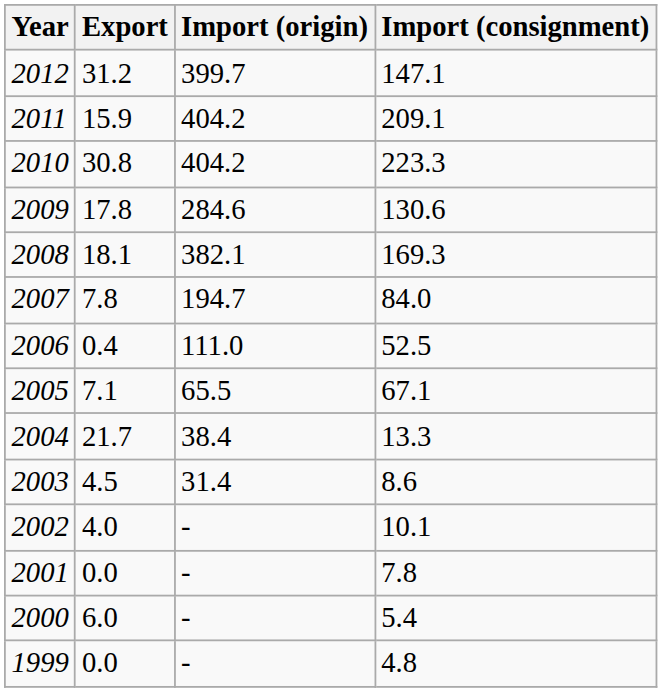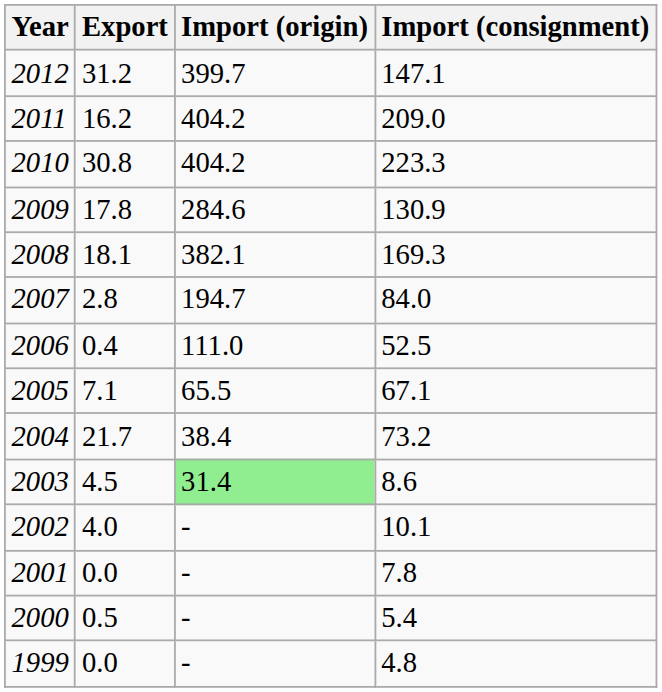(107, 118) 15.9 -> (107, 118) 16.2
(413, 118) 209.1 -> (413, 118) 209.0
(413, 208) 130.6 -> (413, 208) 130.9
(100, 299) 7.8 -> (100, 299) 2.8
(406, 436) 13.3 -> (406, 436) 73.2
(206, 481) no background -> (206, 481) lightgreen background
(100, 617) 6.0 -> (100, 617) 0.5
